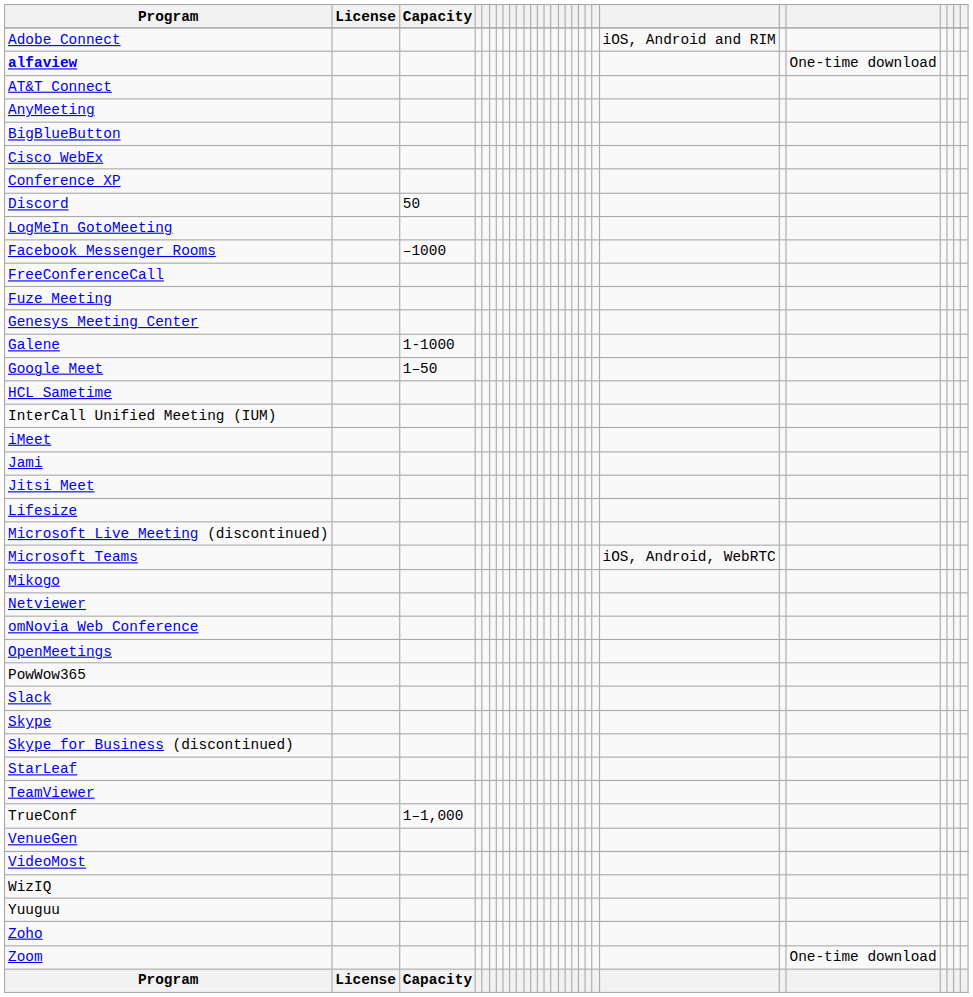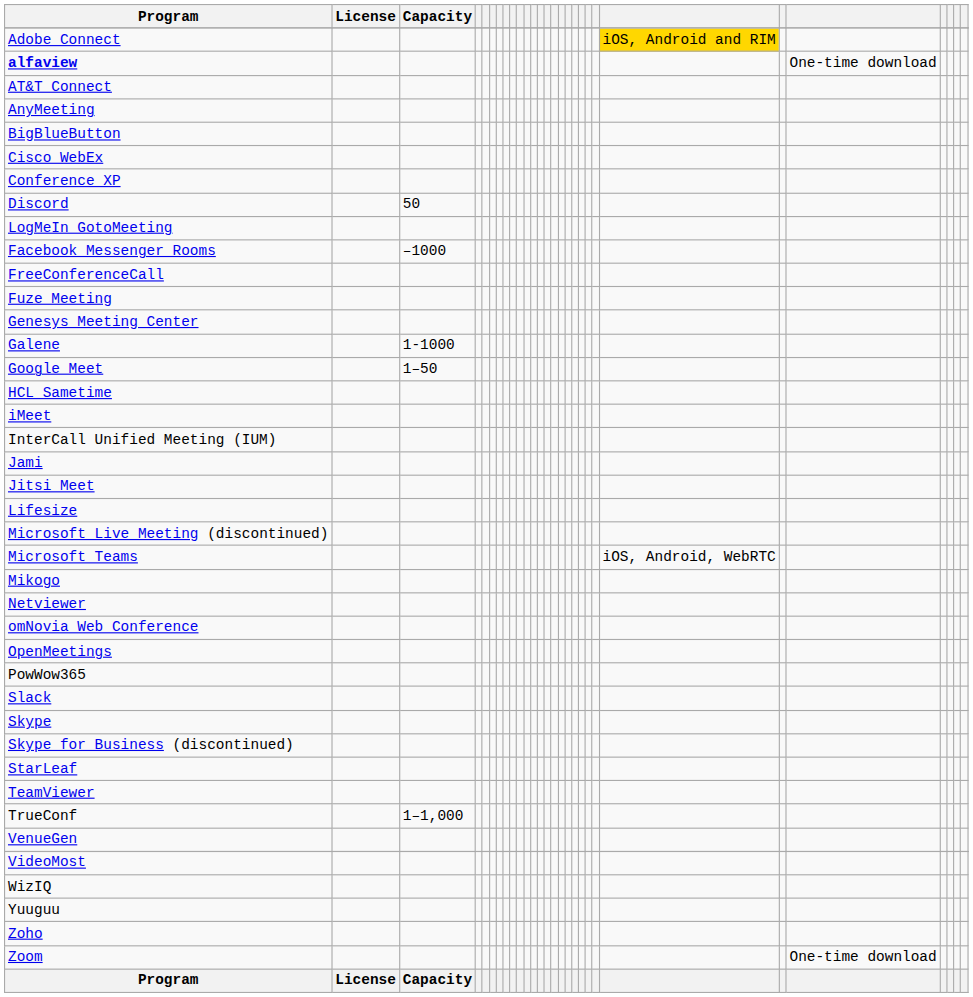(689, 40) no background -> (689, 40) gold background
rows swapped: (30, 440) <-> (142, 416)
